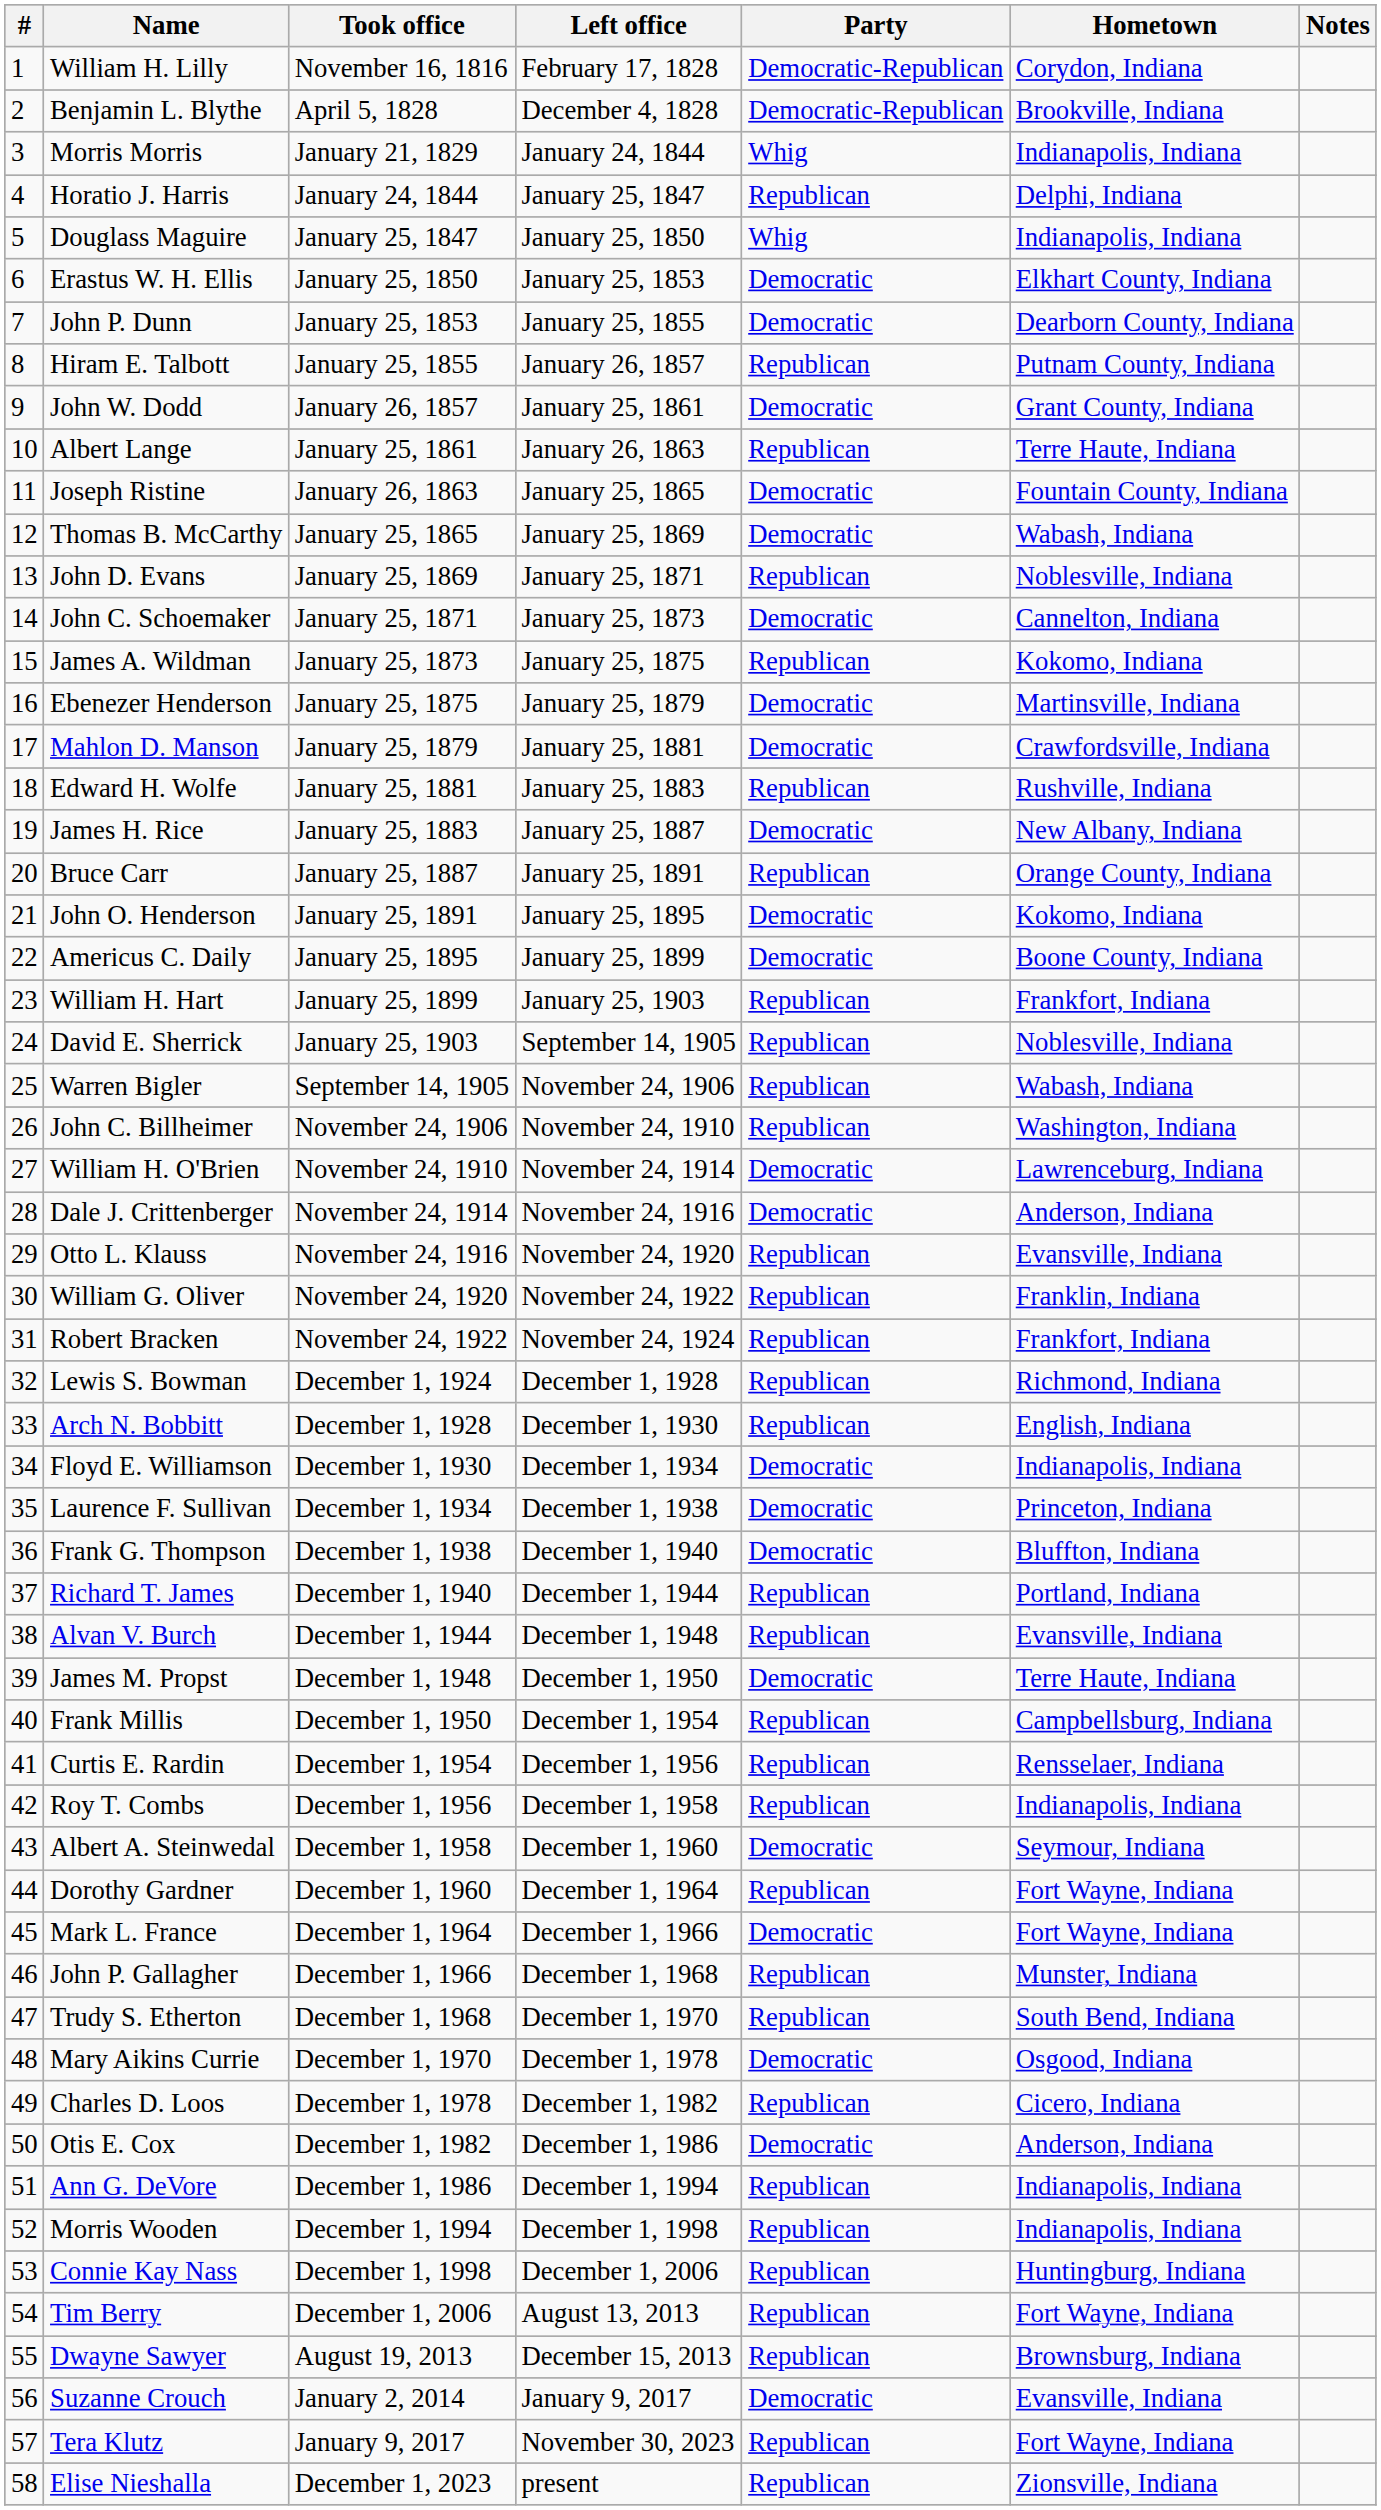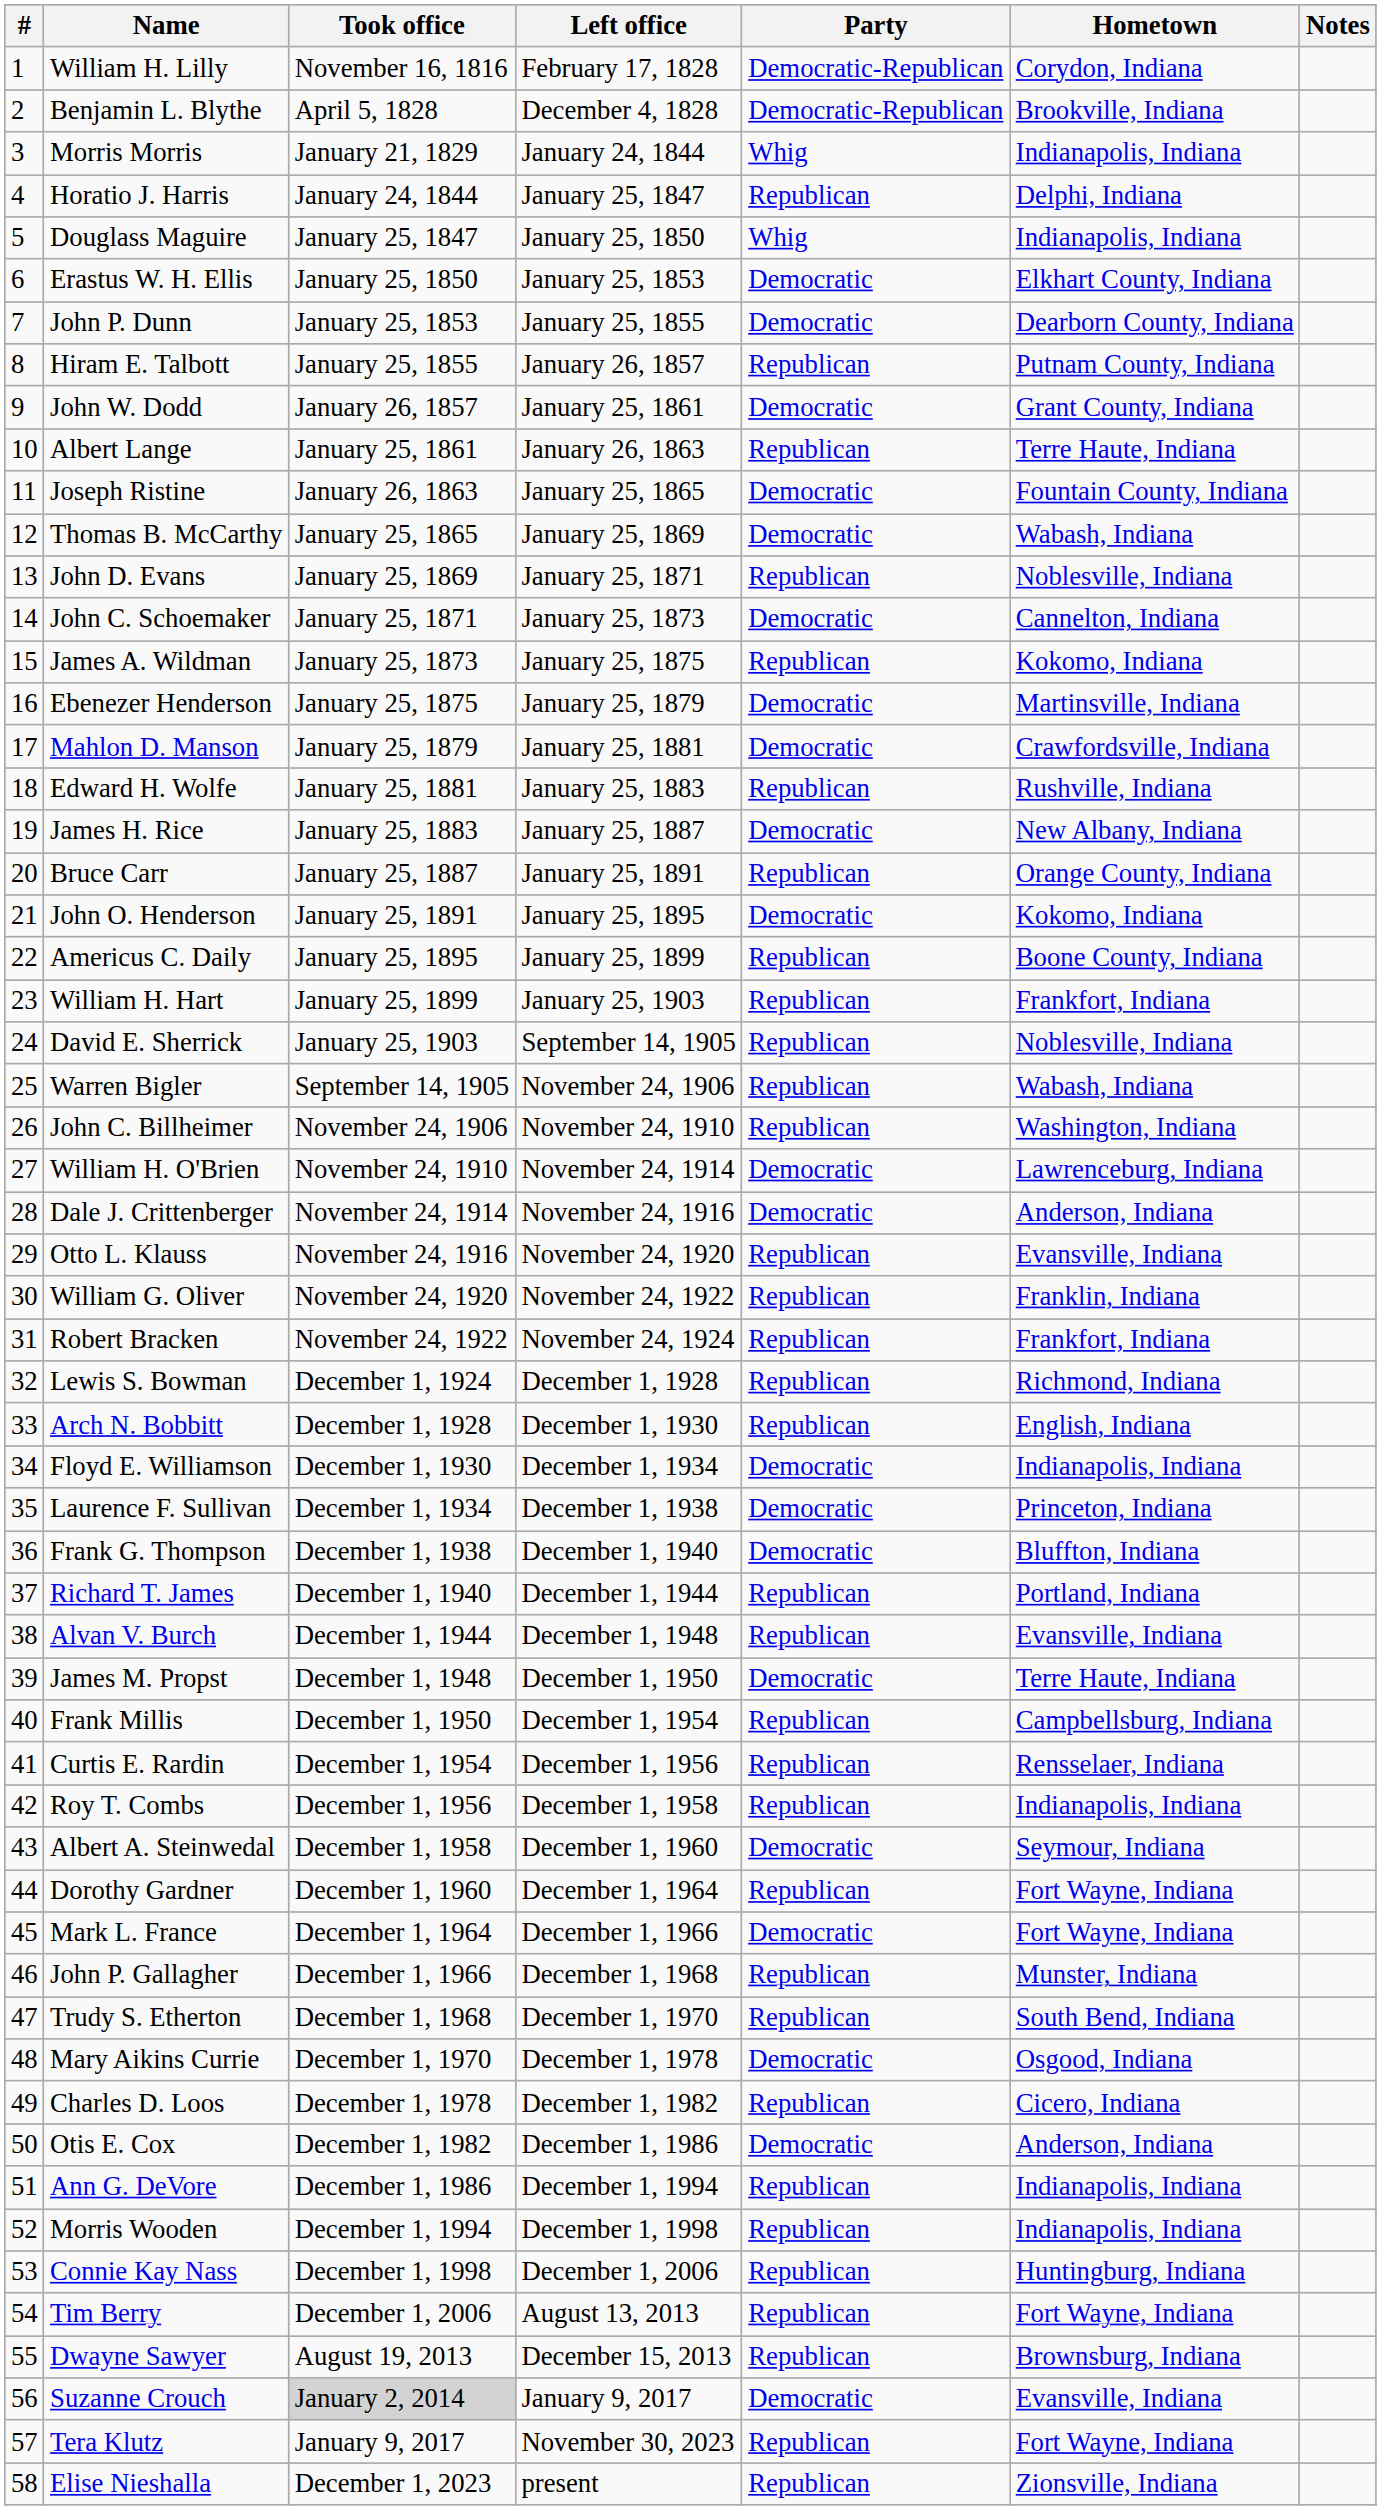(811, 957) Democratic -> (809, 957) Republican
(380, 2398) no background -> (380, 2398) lightgrey background
